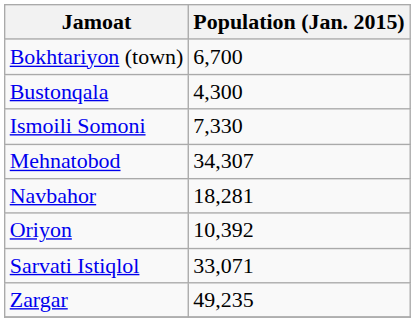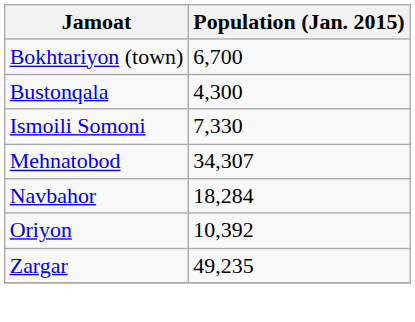(223, 195) 18,281 -> (223, 195) 18,284
- row: (75, 265)
